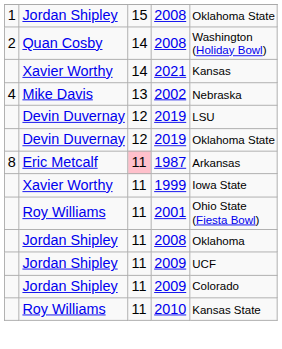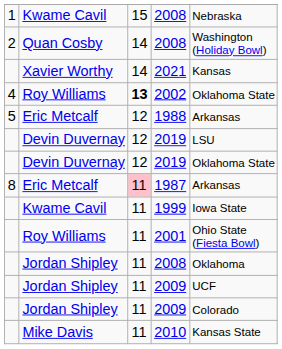(70, 15) Jordan Shipley -> (64, 15) Kwame Cavil
(234, 16) Oklahoma State -> (217, 16) Nebraska
(58, 94) Mike Davis -> (64, 94) Roy Williams
(140, 94) normal -> (140, 94) bold
(217, 94) Nebraska -> (234, 94) Oklahoma State
+ row: (12, 116)
(68, 185) Xavier Worthy -> (64, 208) Kwame Cavil
(64, 309) Roy Williams -> (58, 332) Mike Davis
